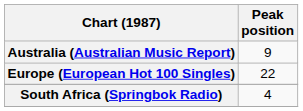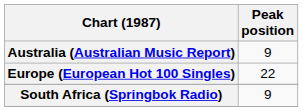(268, 95) 4 -> (268, 95) 9
